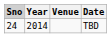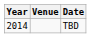- column: (14, 12)
